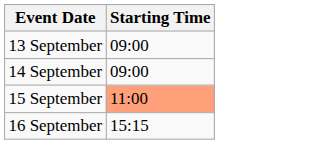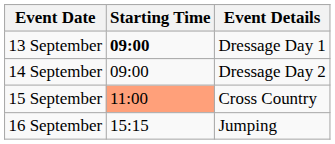+ column: (272, 17)
(129, 44) normal -> (130, 44) bold
